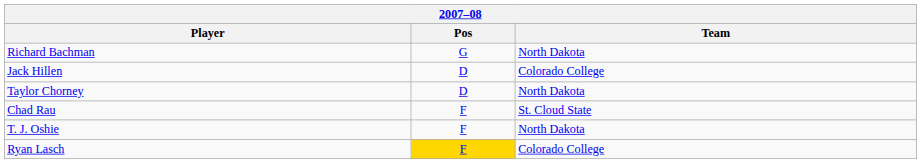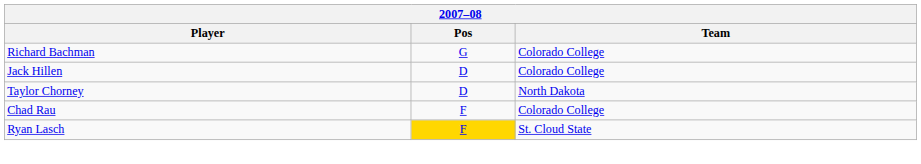(551, 52) North Dakota -> (561, 52) Colorado College
(555, 110) St. Cloud State -> (561, 110) Colorado College
- row: (33, 129)
(561, 149) Colorado College -> (555, 129) St. Cloud State
